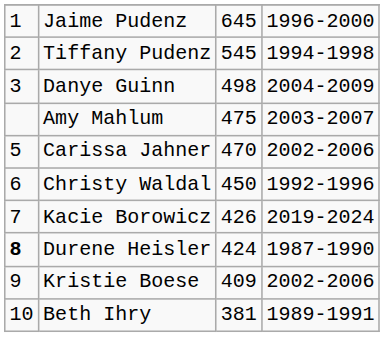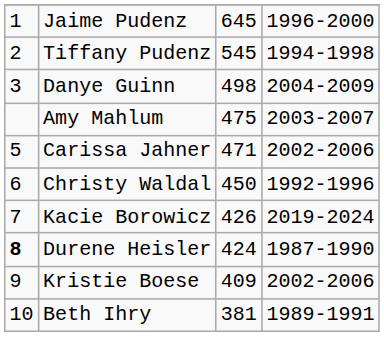(239, 152) 470 -> (239, 152) 471
